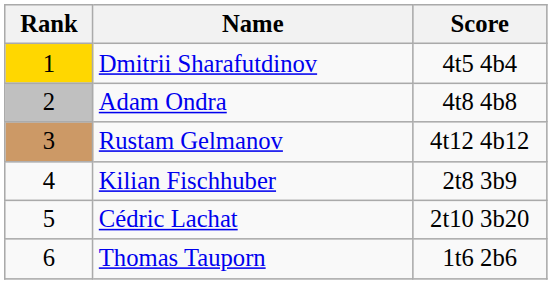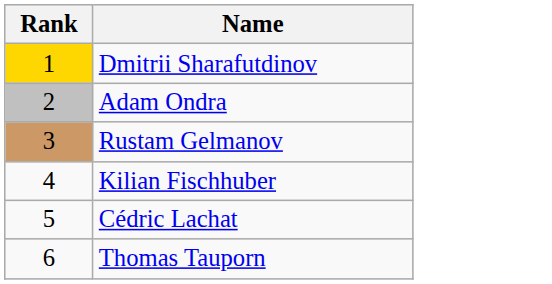- column: (480, 24)
